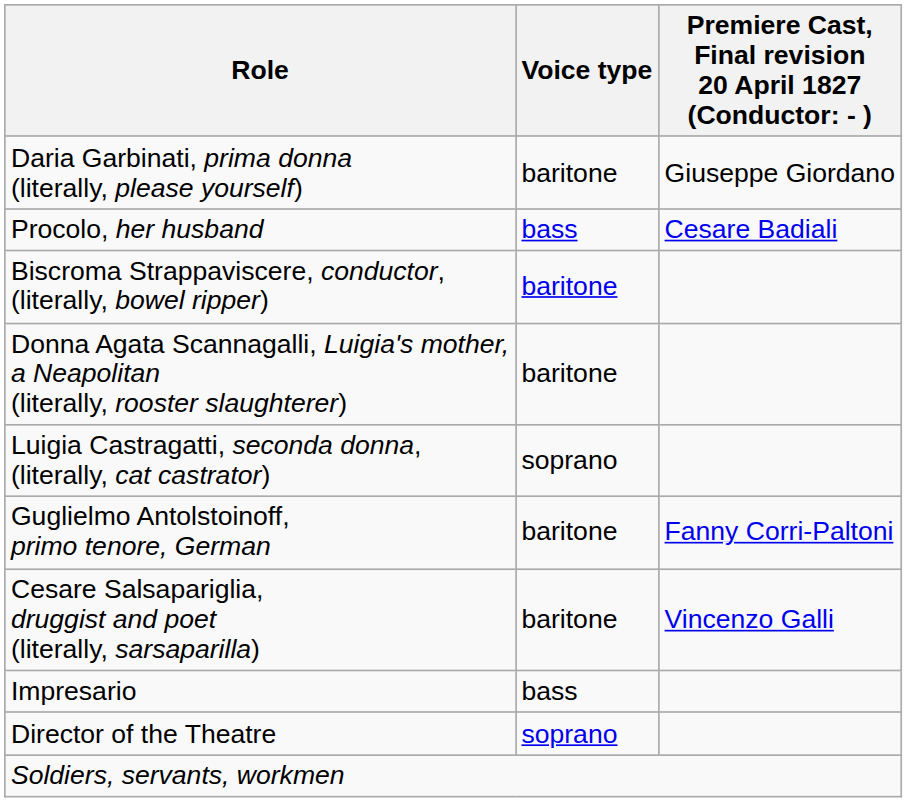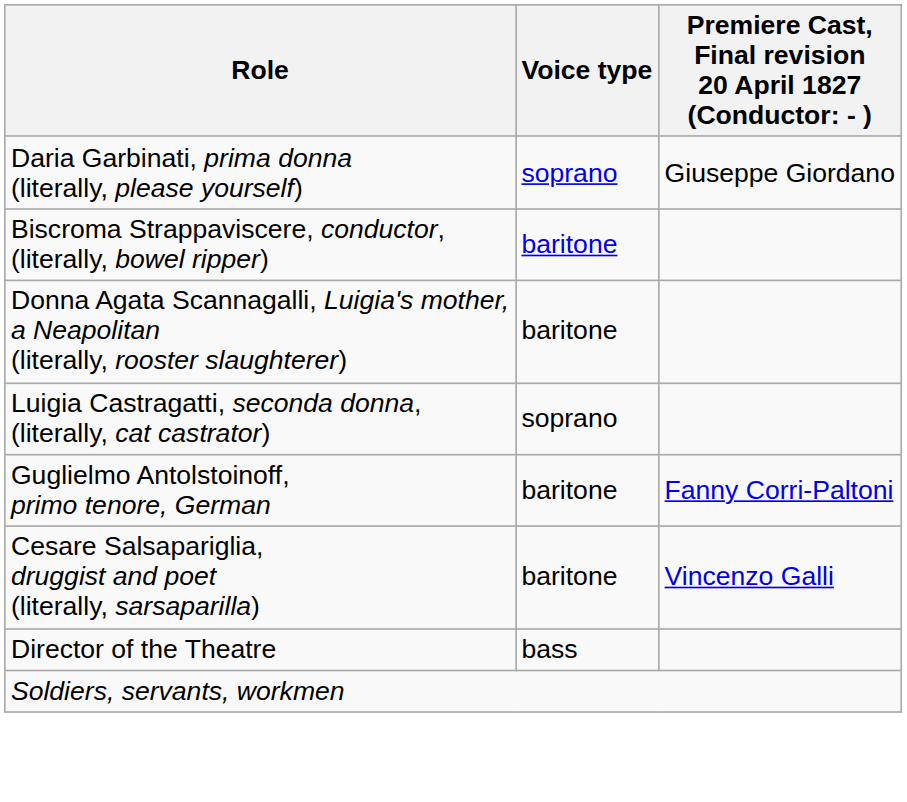(569, 172) baritone -> (569, 172) soprano
- row: (137, 229)
- row: (74, 691)
(569, 733) soprano -> (550, 649) bass
